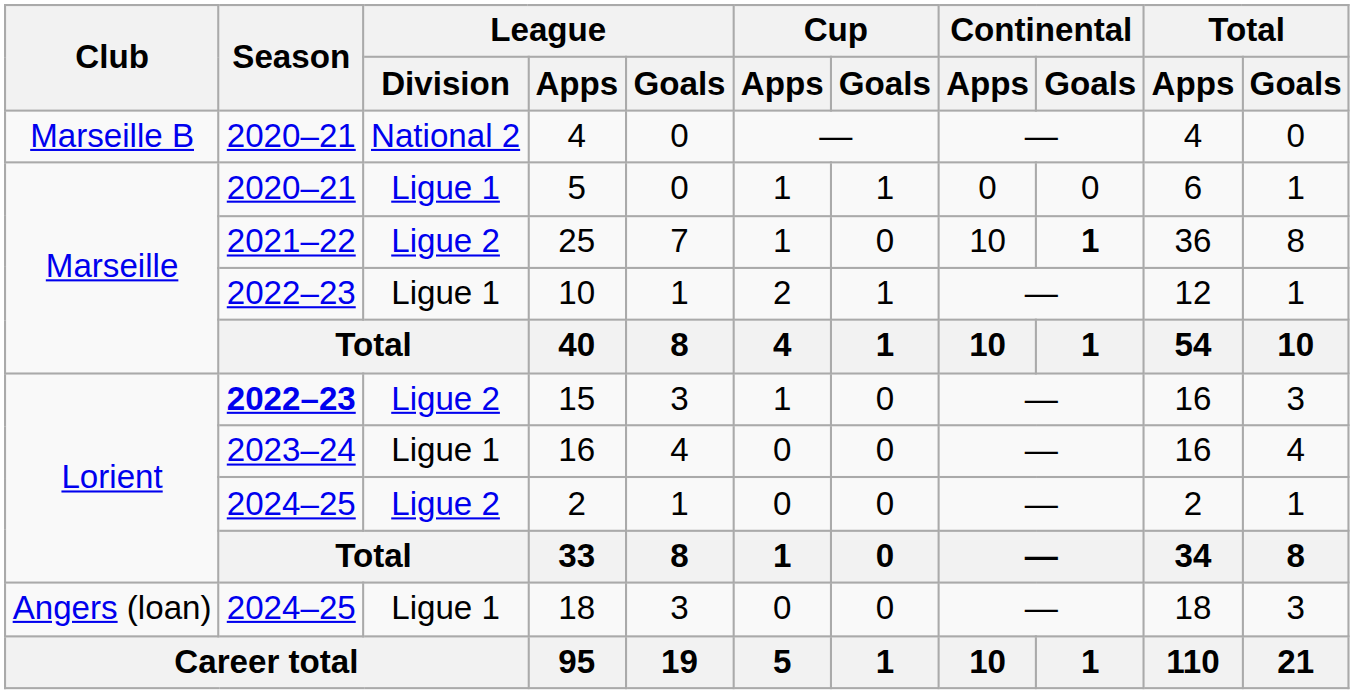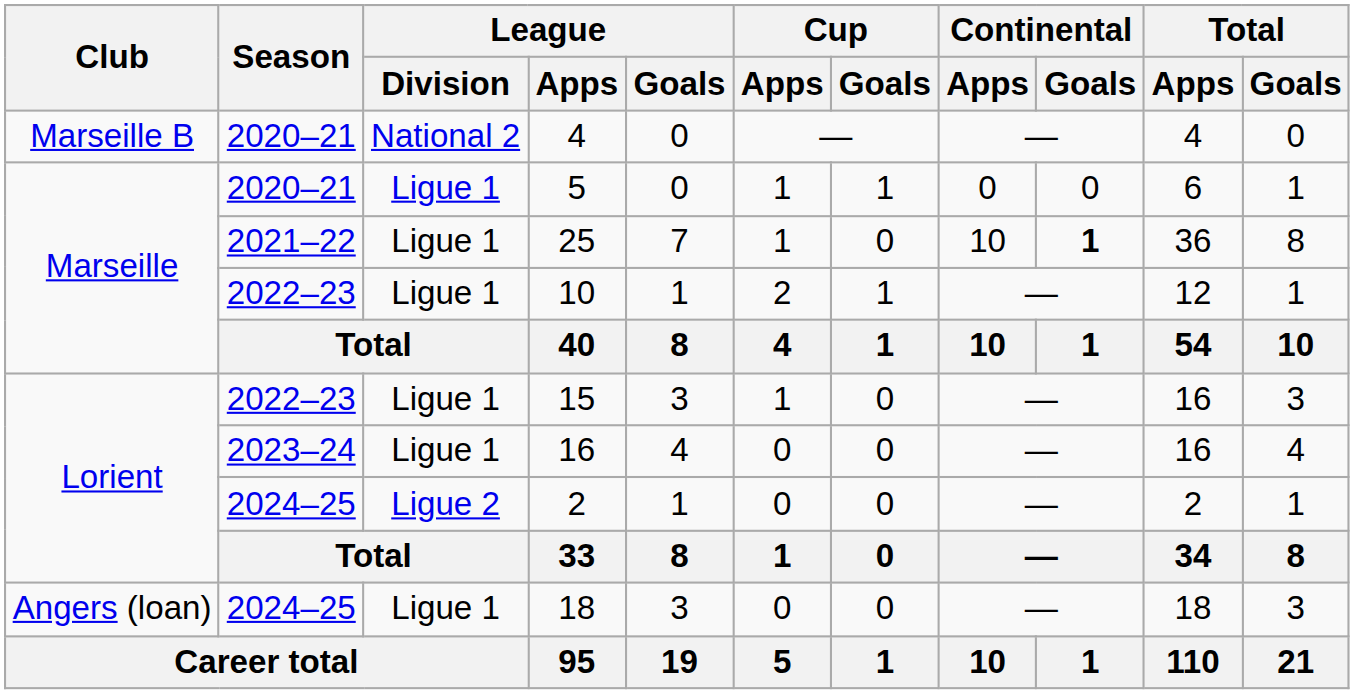(446, 240) Ligue 2 -> (446, 240) Ligue 1
(291, 398) bold -> (291, 398) normal
(446, 398) Ligue 2 -> (446, 398) Ligue 1
